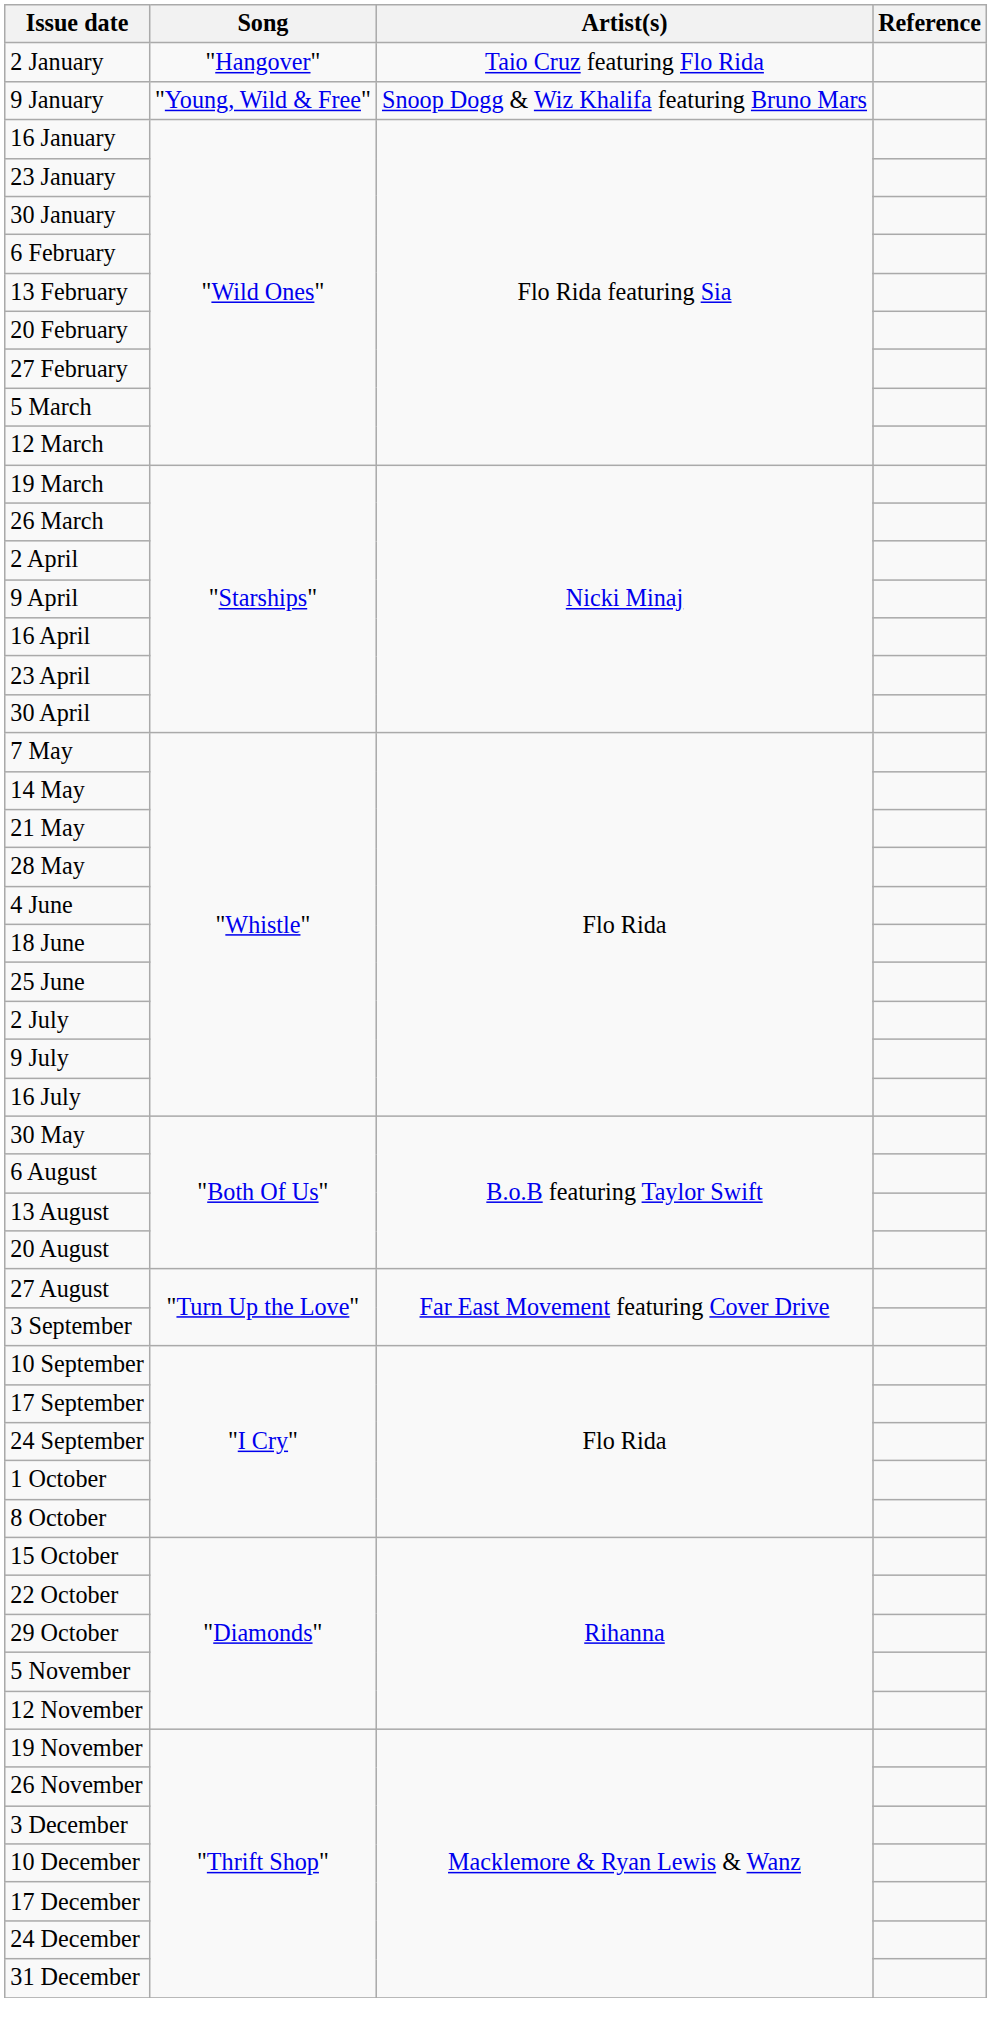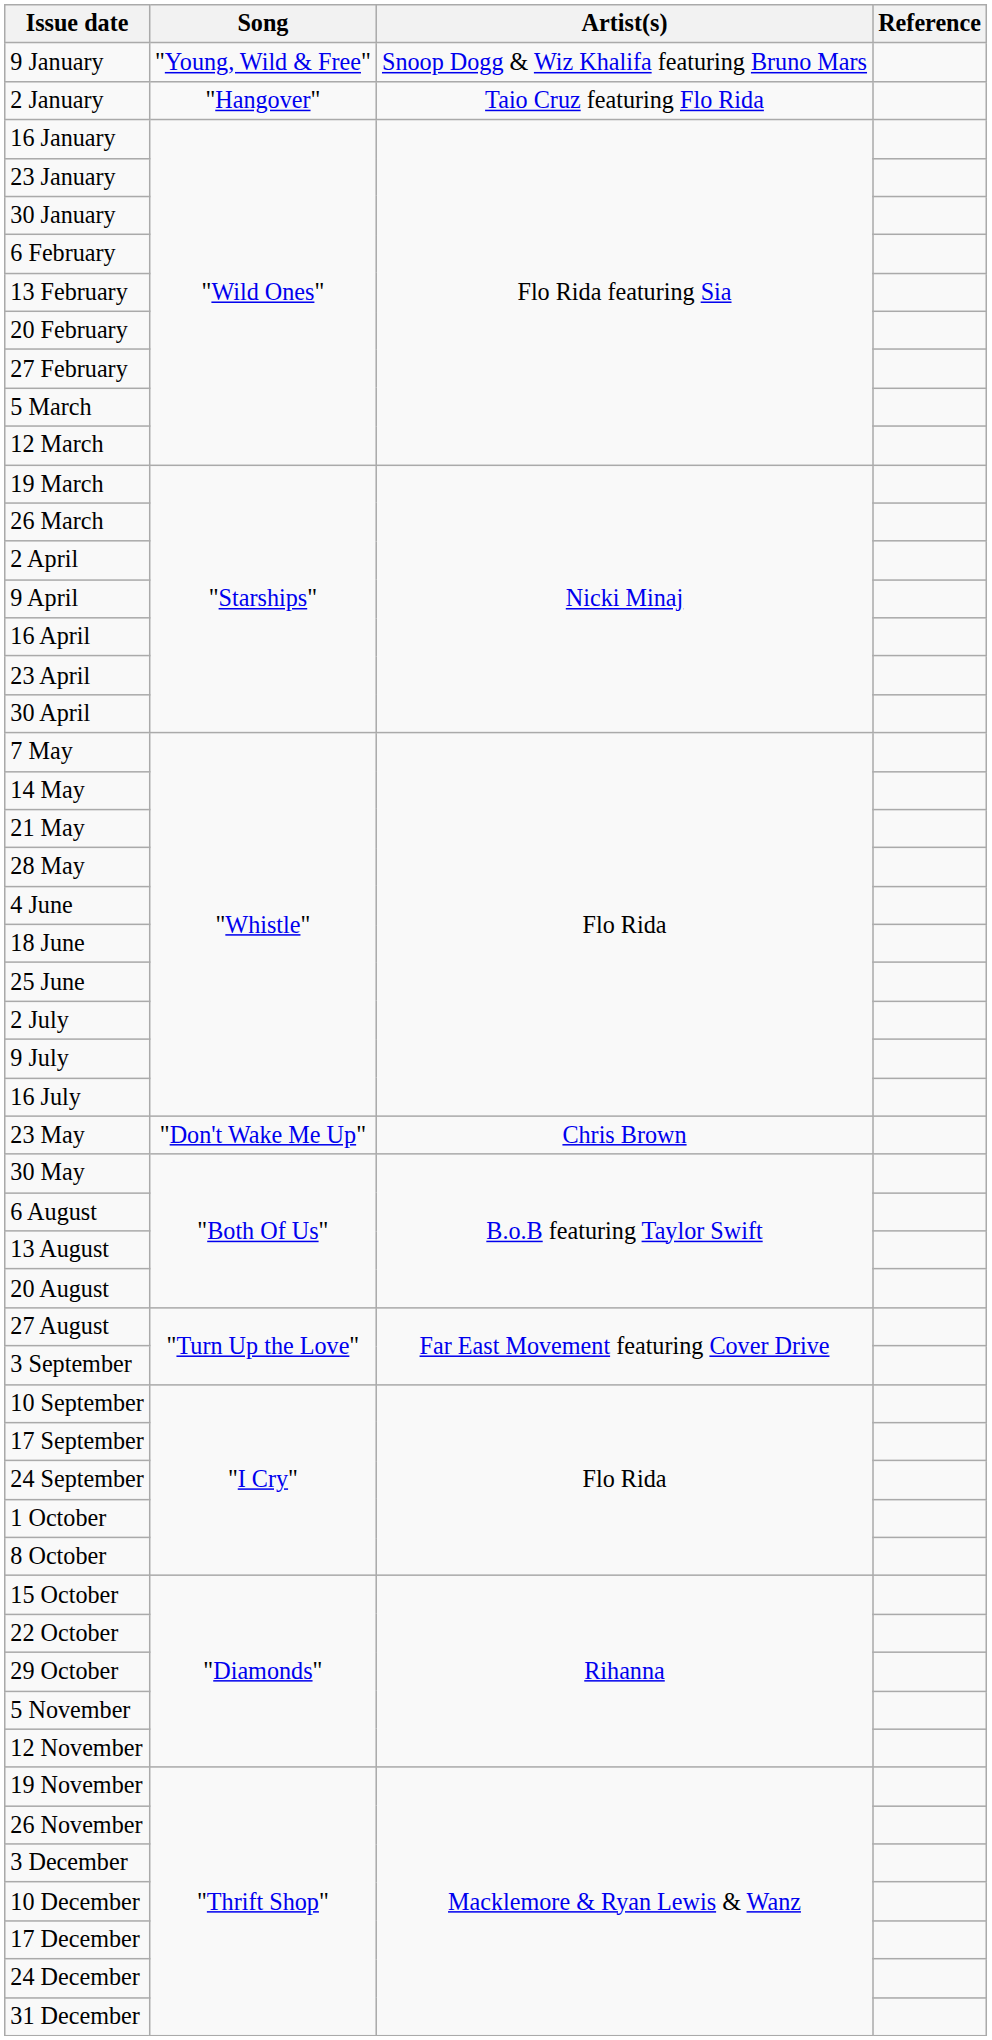rows swapped: (57, 61) <-> (57, 100)
+ row: (48, 1134)
